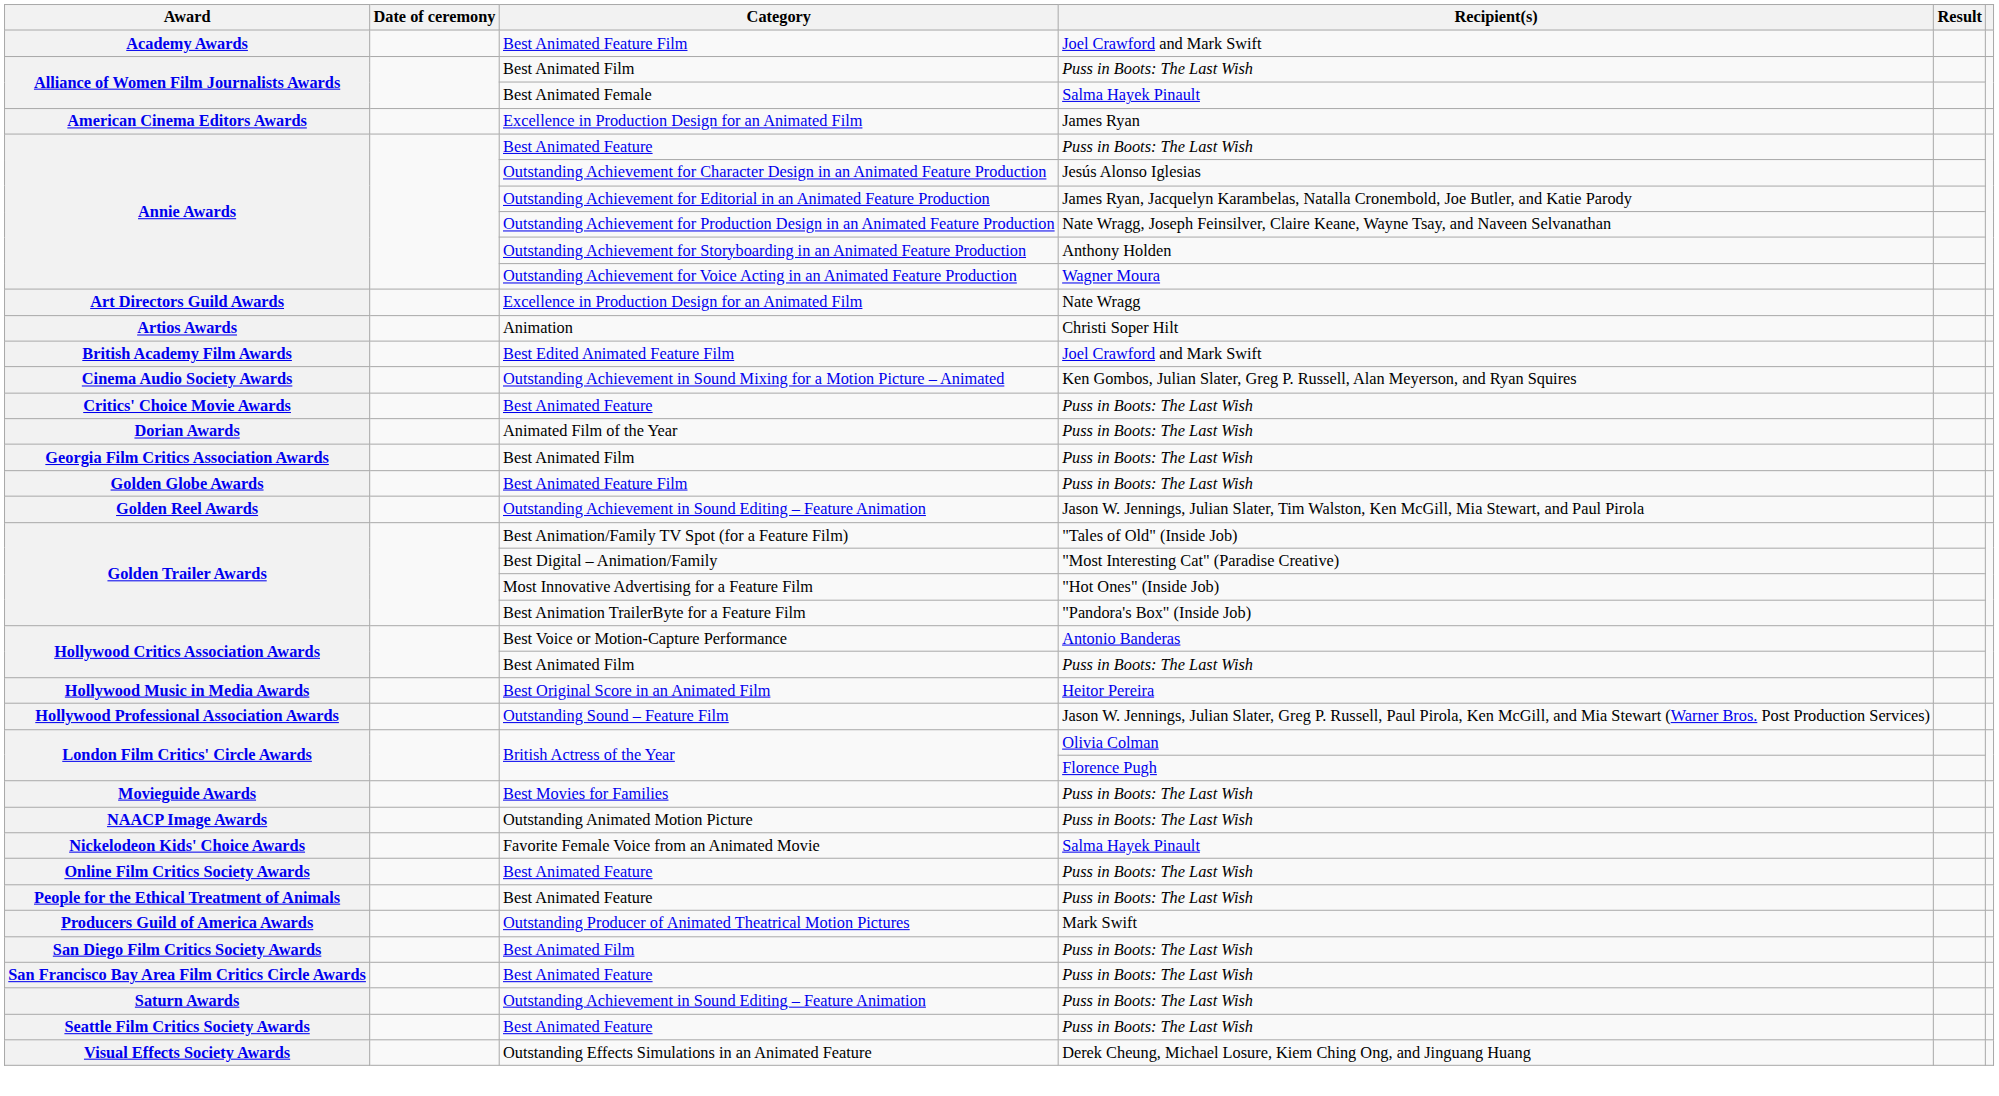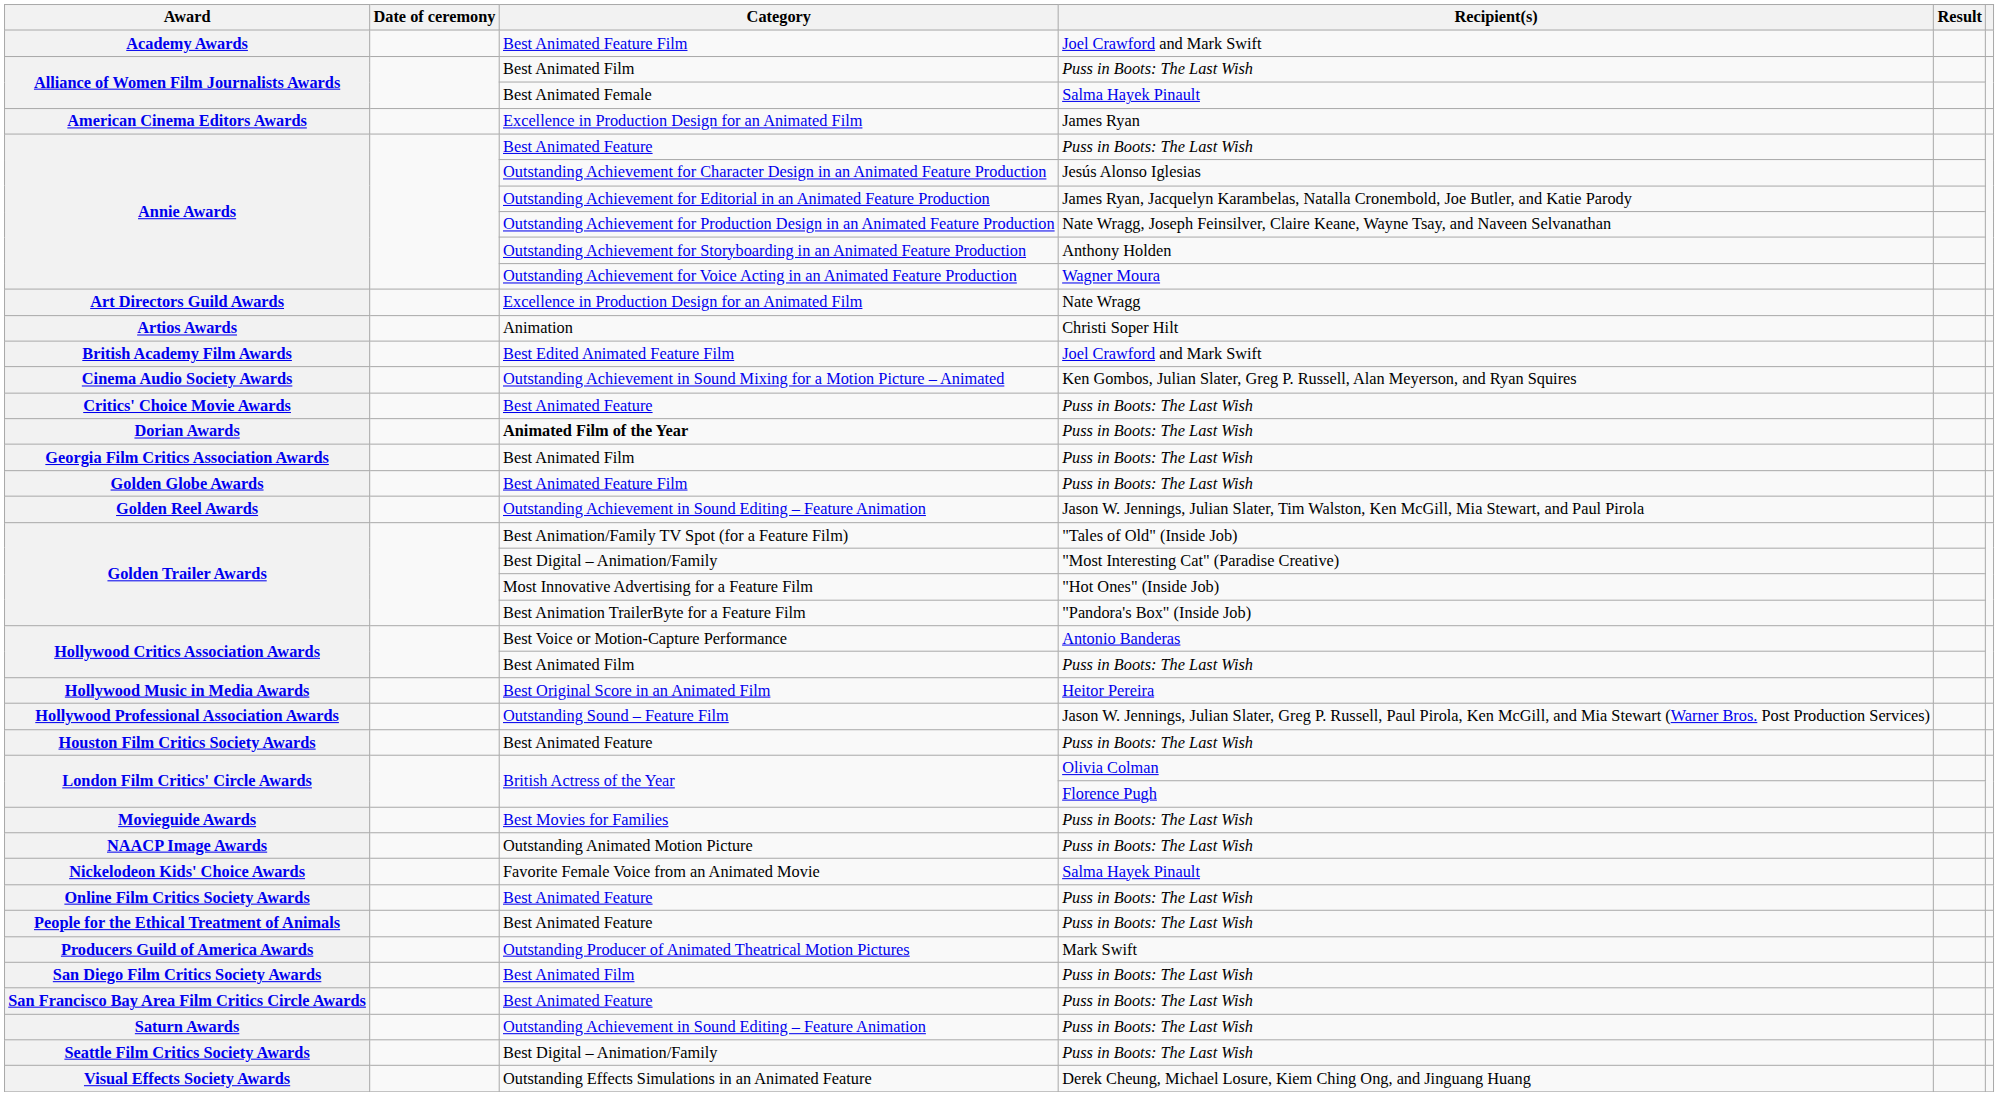(590, 431) normal -> (596, 431) bold
+ row: (187, 742)
(578, 1026) Best Animated Feature -> (610, 1052) Best Digital – Animation/Family
